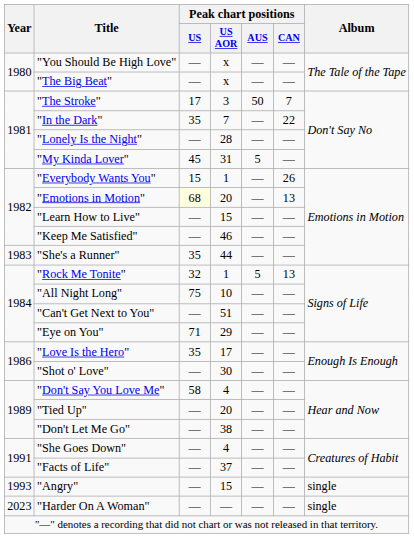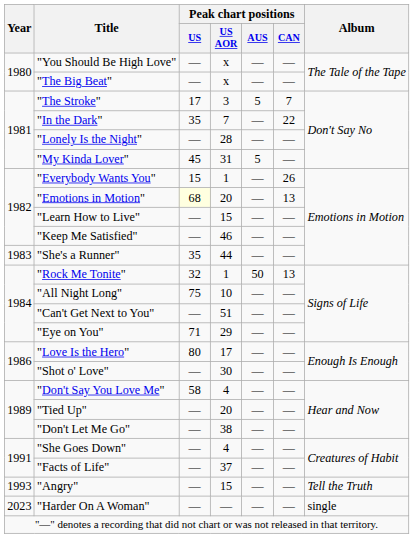(257, 101) 50 -> (257, 101) 5
(257, 274) 5 -> (257, 274) 50
(195, 351) 35 -> (195, 351) 80
(322, 486) single -> (340, 486) Tell the Truth
